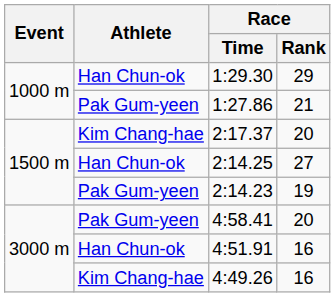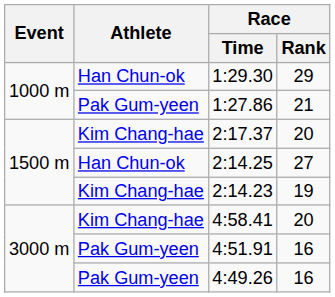(138, 191) Pak Gum-yeen -> (141, 191) Kim Chang-hae
(138, 220) Pak Gum-yeen -> (141, 220) Kim Chang-hae
(131, 249) Han Chun-ok -> (138, 249) Pak Gum-yeen
(141, 277) Kim Chang-hae -> (138, 277) Pak Gum-yeen
